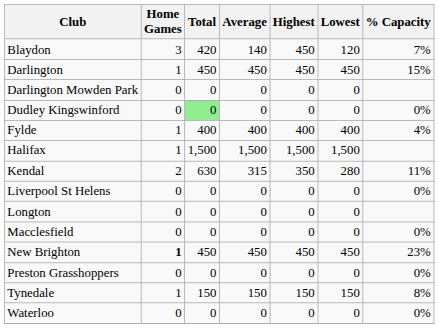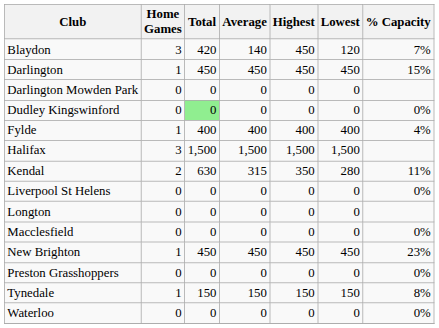(179, 150) 1 -> (179, 150) 3
(179, 252) bold -> (179, 252) normal
